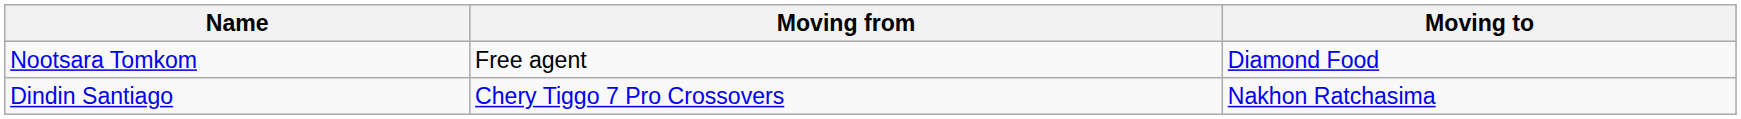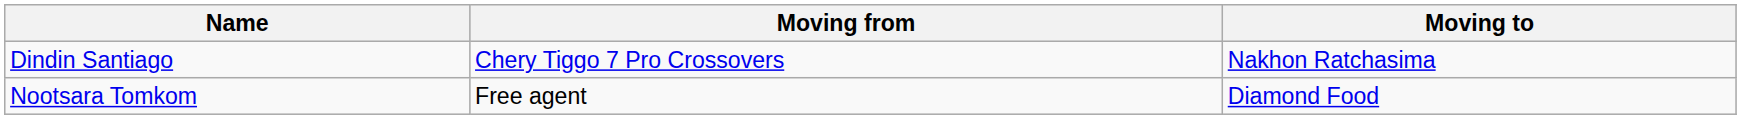rows swapped: (104, 60) <-> (92, 96)
